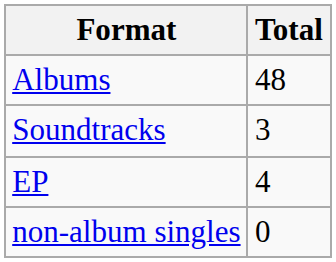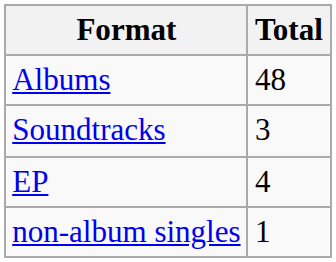(263, 230) 0 -> (263, 230) 1
